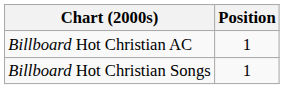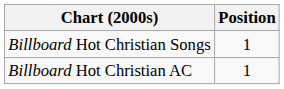rows swapped: (110, 70) <-> (100, 44)
